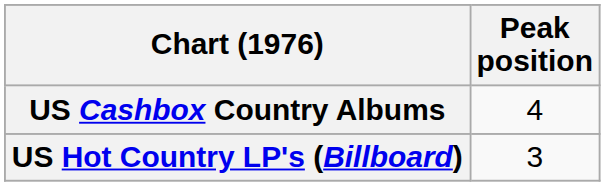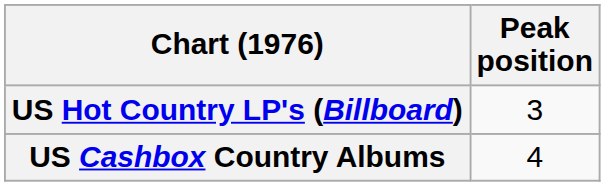rows swapped: (237, 156) <-> (237, 109)
